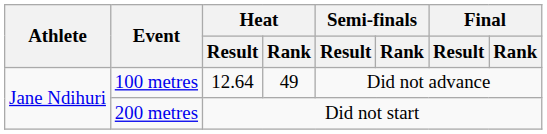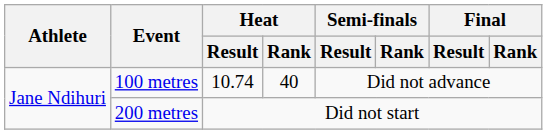(233, 82) 12.64 -> (233, 82) 10.74
(289, 82) 49 -> (289, 82) 40
